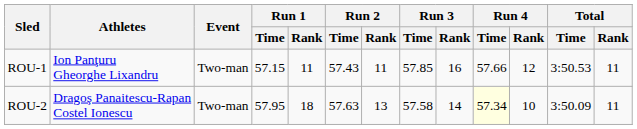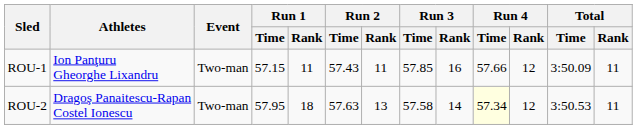(571, 68) 3:50.53 -> (571, 68) 3:50.09
(529, 105) 10 -> (529, 105) 12
(571, 105) 3:50.09 -> (571, 105) 3:50.53
